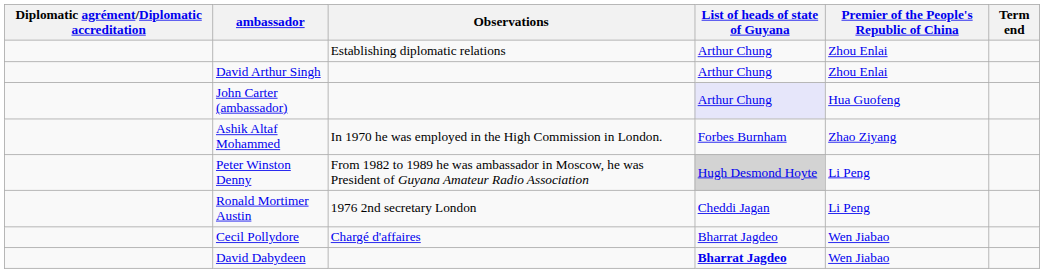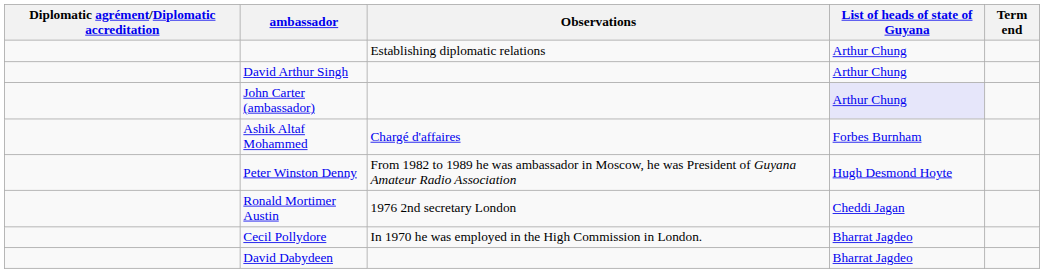- column: (907, 22)
(497, 136) In 1970 he was employed in the High Commission in London. -> (416, 136) Chargé d'affaires
(757, 172) lightgrey background -> (892, 172) no background
(376, 237) Chargé d'affaires -> (536, 237) In 1970 he was employed in the High Commission in London.
(742, 258) bold -> (873, 258) normal
